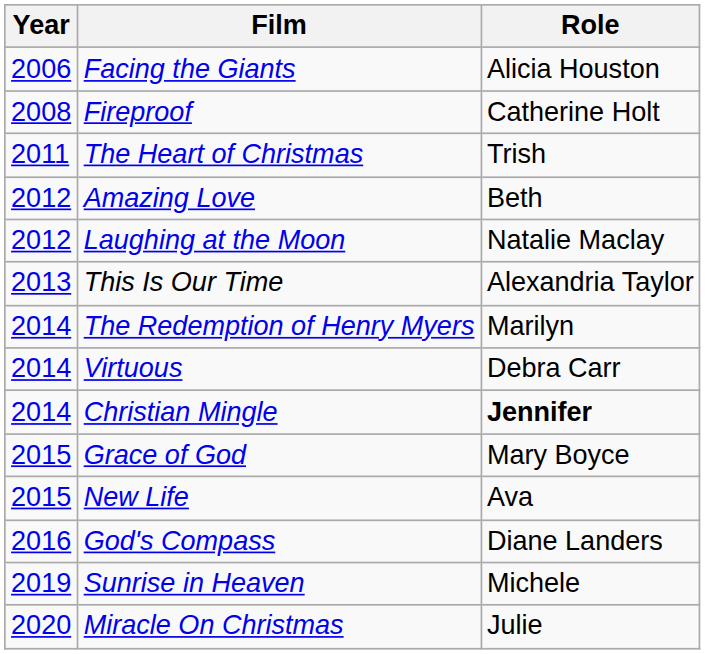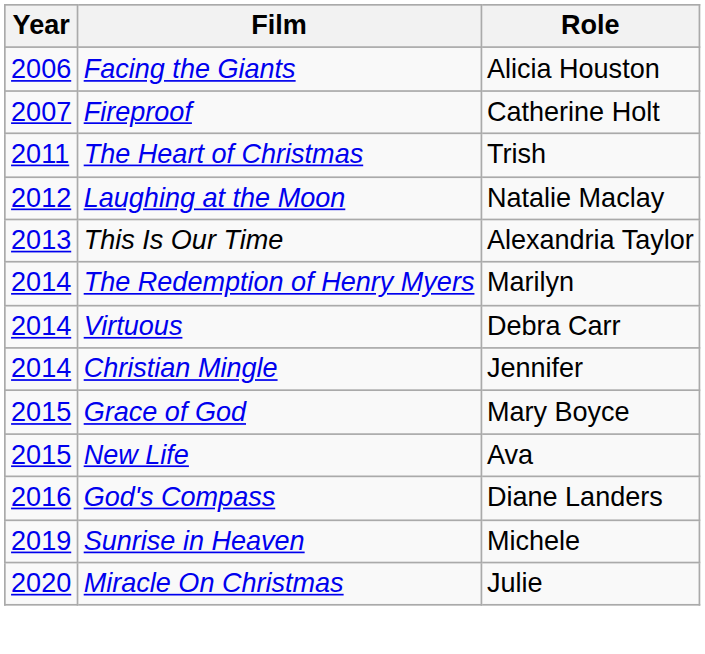(41, 111) 2008 -> (41, 111) 2007
- row: (169, 197)
(539, 411) bold -> (535, 369) normal
